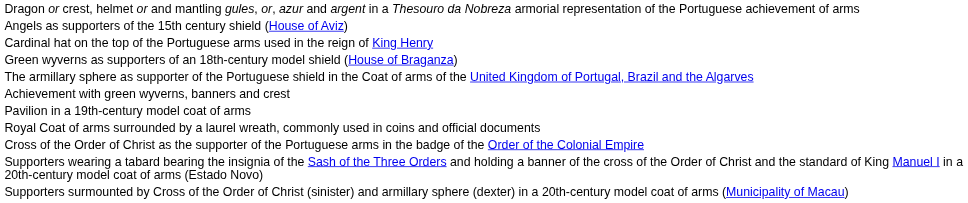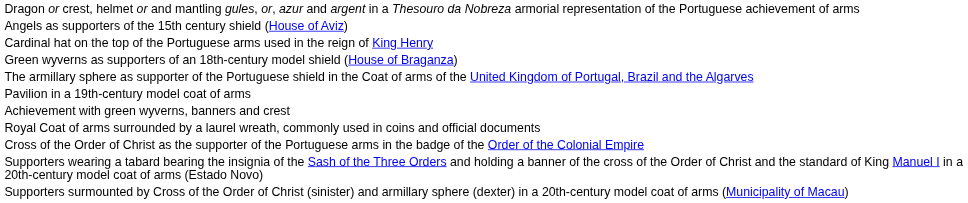rows swapped: (147, 94) <-> (128, 110)
